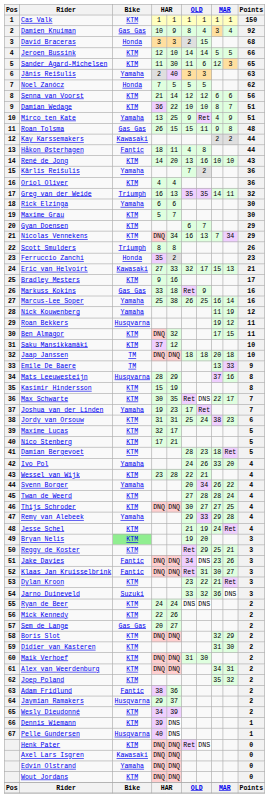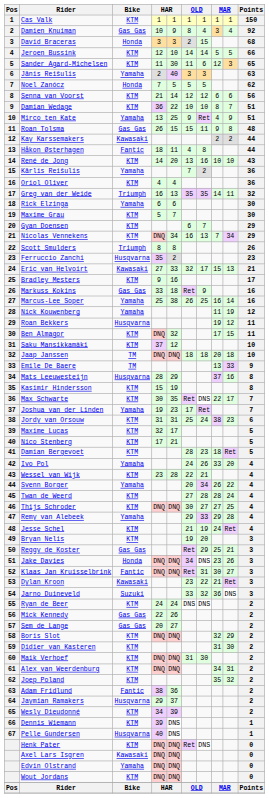(132, 259) Honda -> (132, 259) Husqvarna
(132, 540) lightgreen background -> (132, 540) no background
(132, 551) KTM -> (132, 551) Gas Gas
(132, 561) Fantic -> (132, 561) Honda
(132, 583) KTM -> (132, 583) Kawasaki
(132, 615) KTM -> (132, 615) Gas Gas
